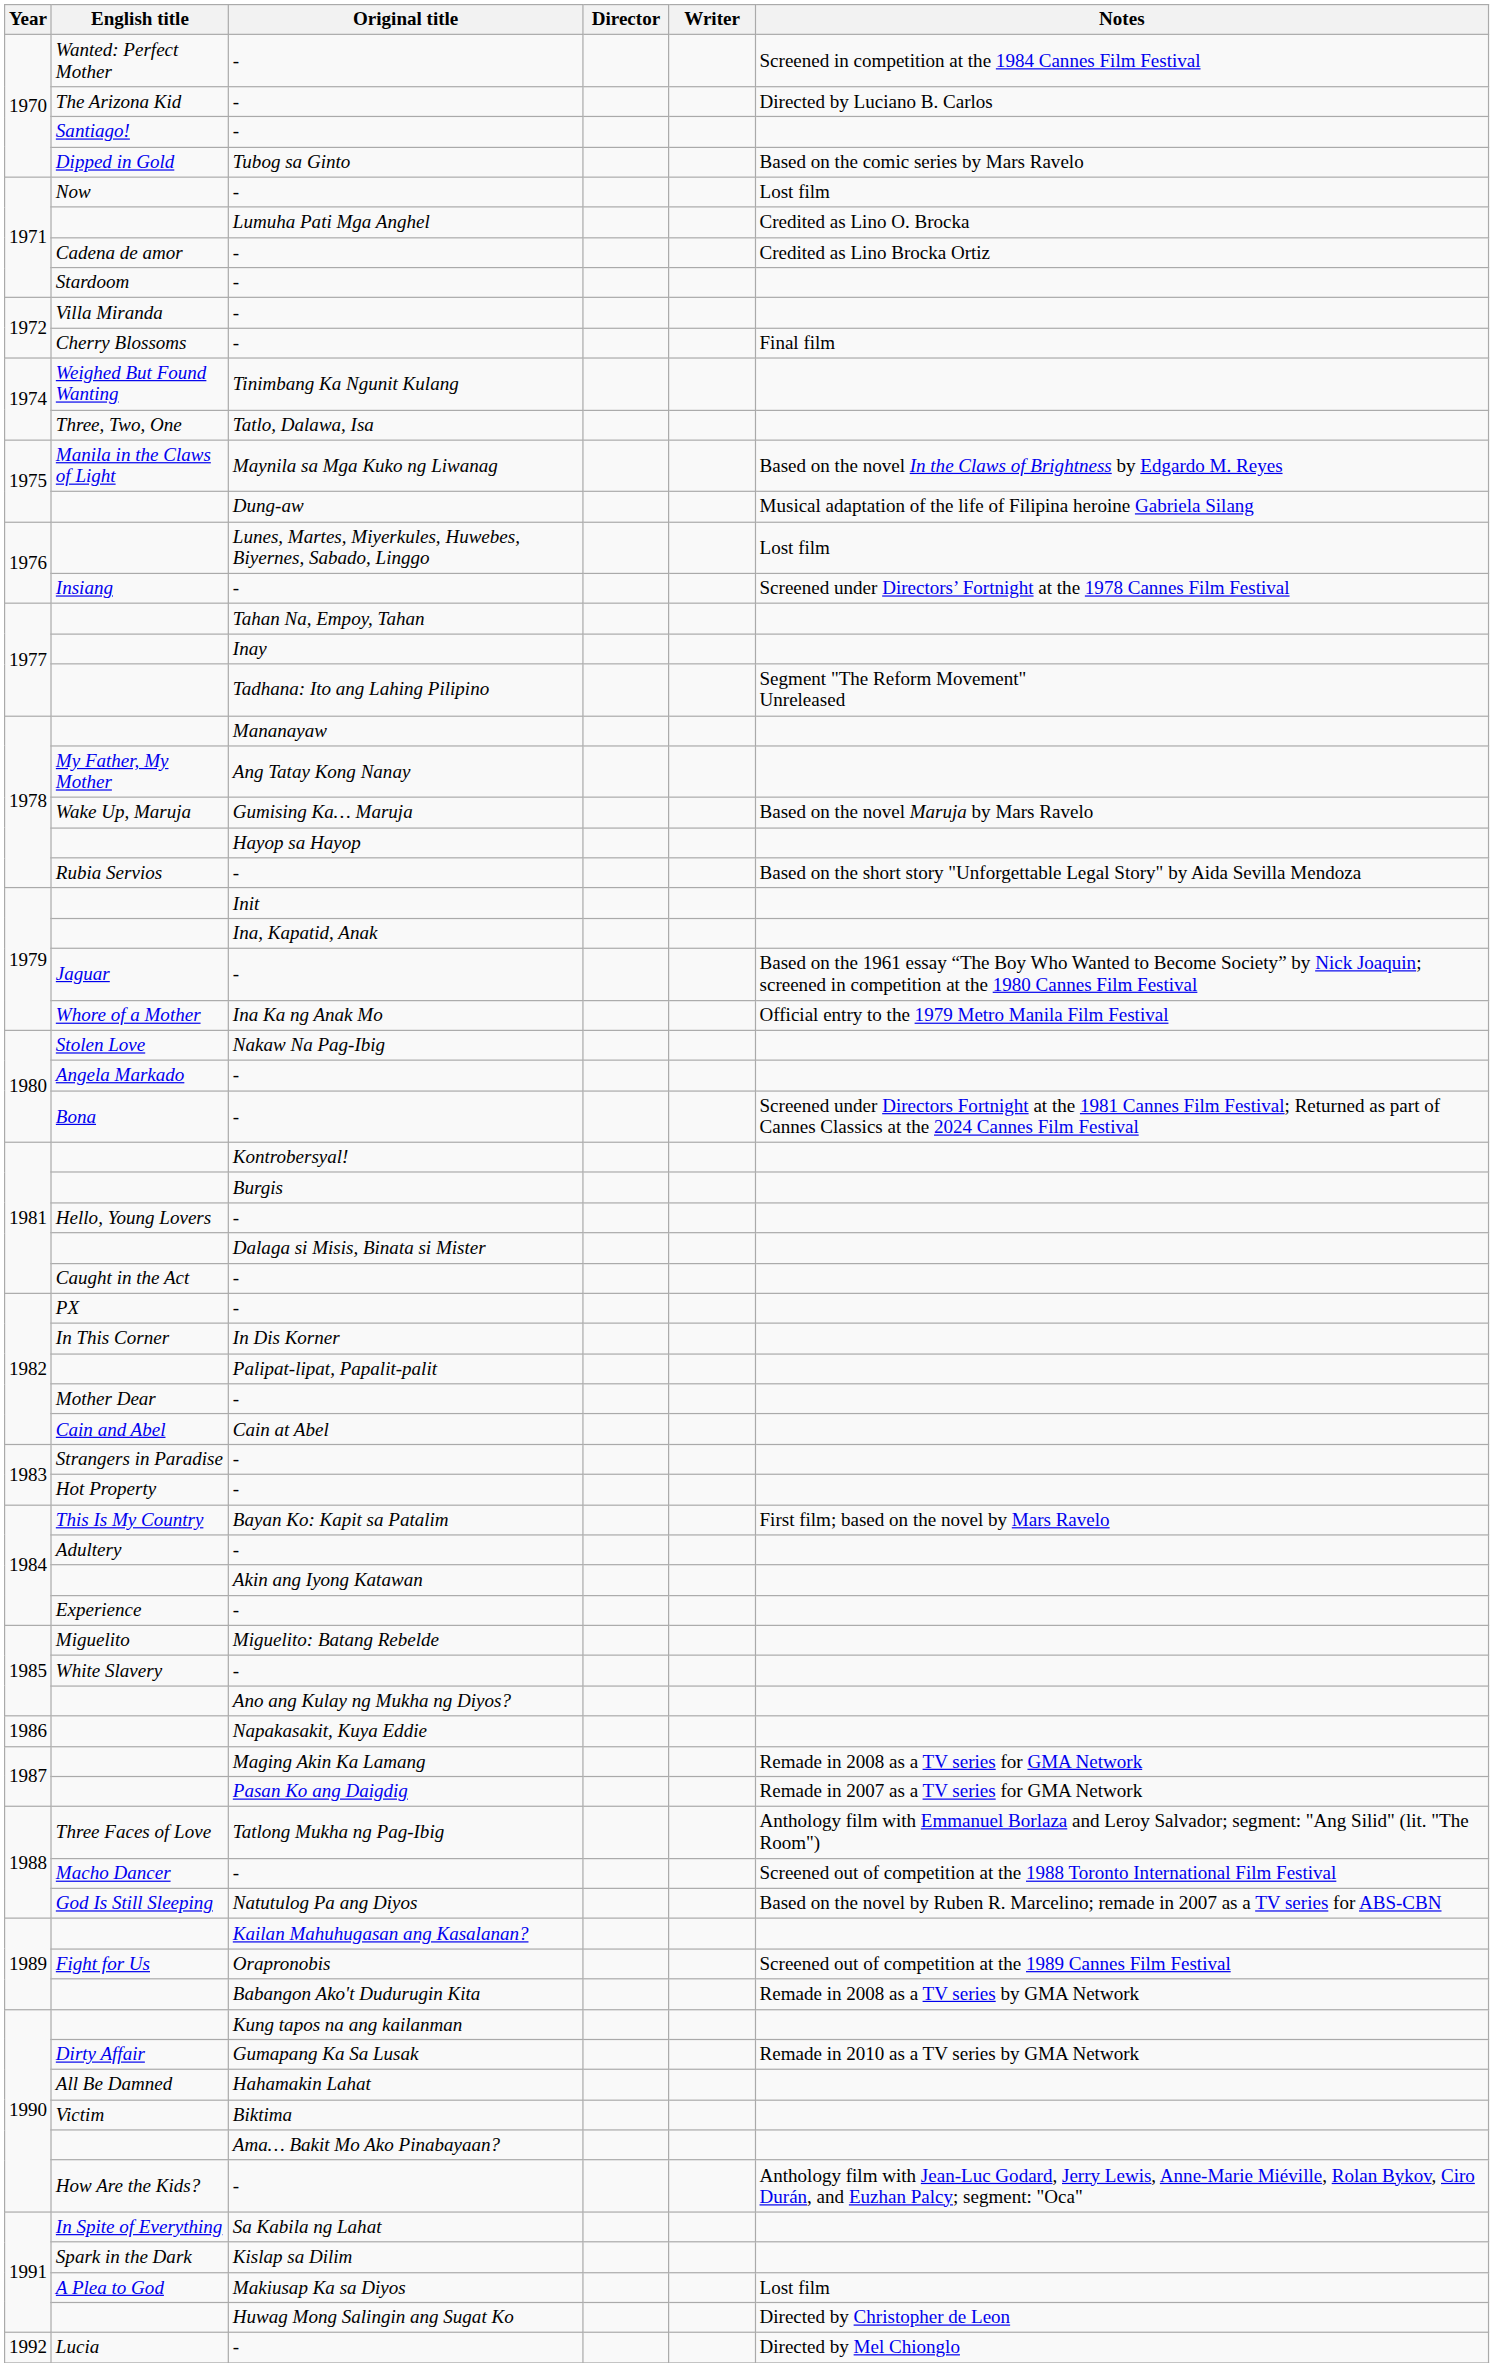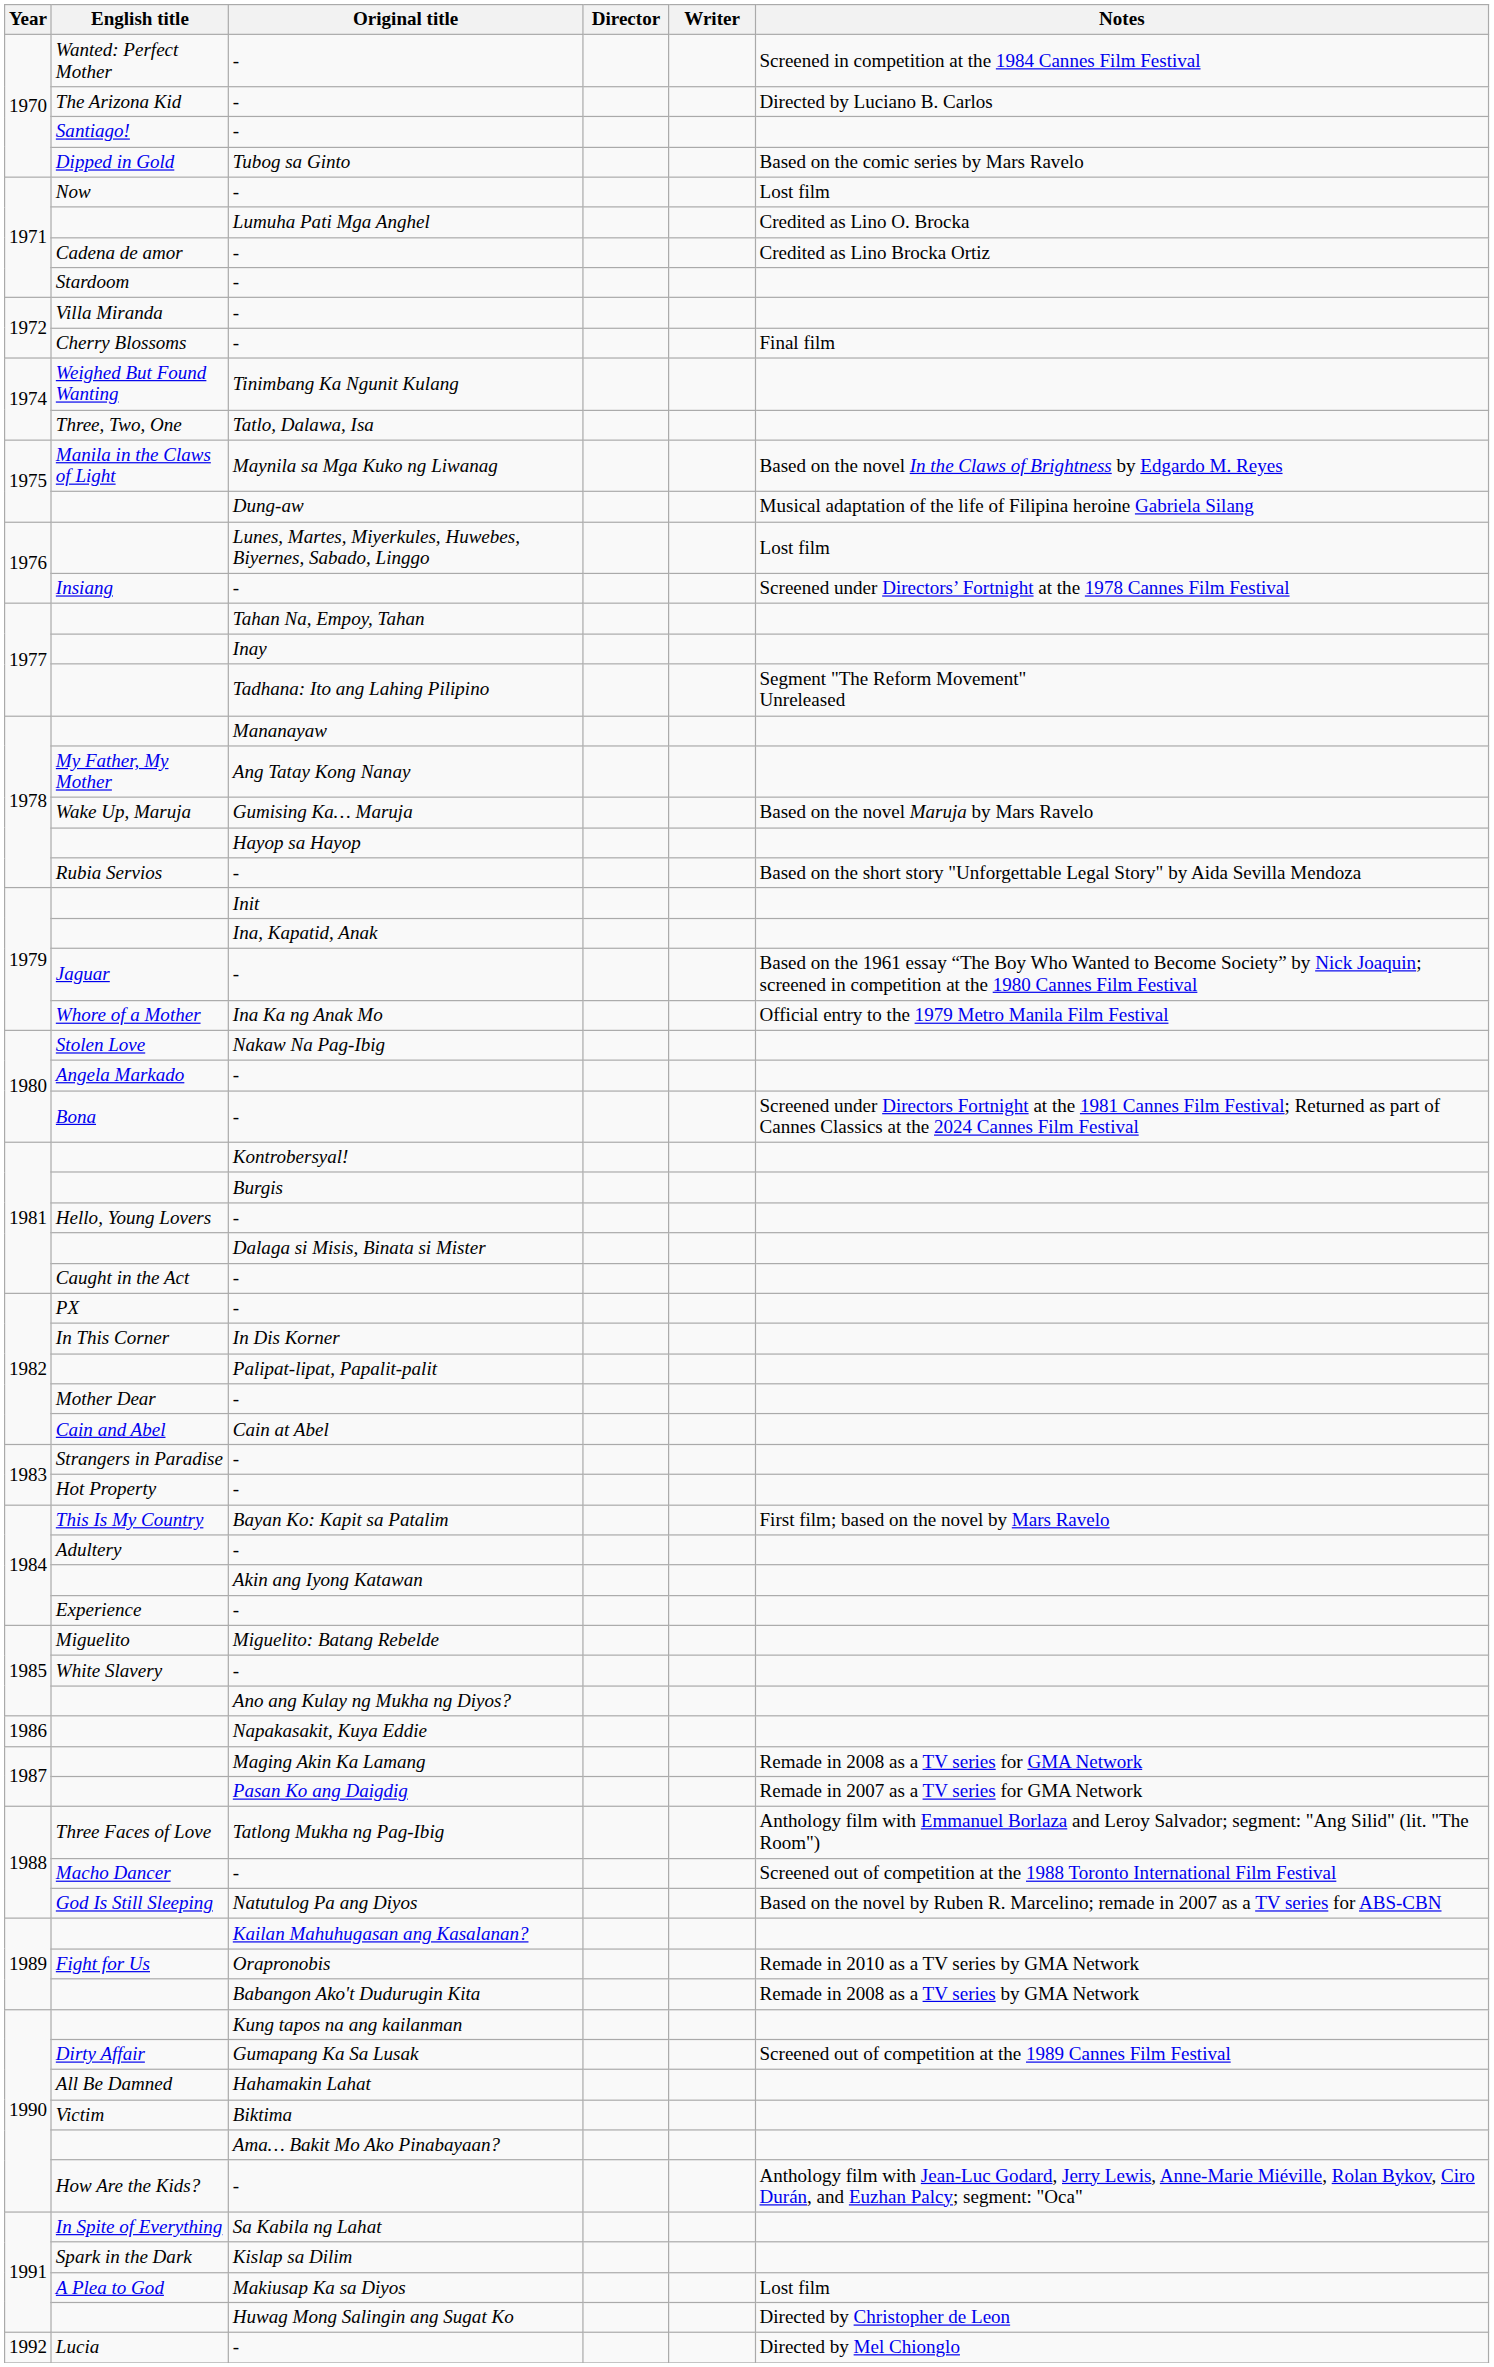(995, 1963) Screened out of competition at the 1989 Cannes Film Festival -> (949, 1963) Remade in 2010 as a TV series by GMA Network
(949, 2054) Remade in 2010 as a TV series by GMA Network -> (995, 2054) Screened out of competition at the 1989 Cannes Film Festival
